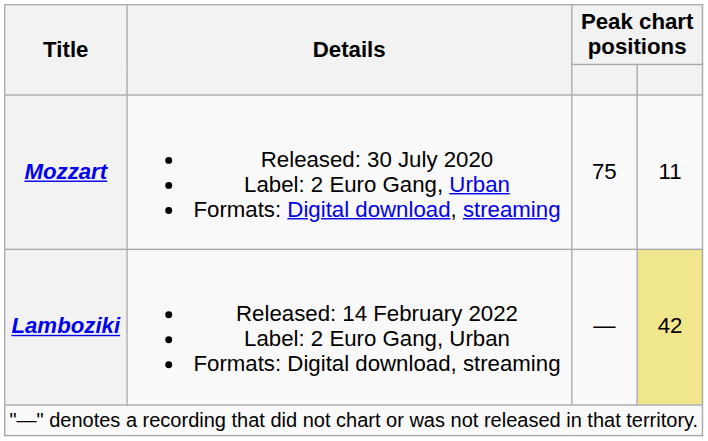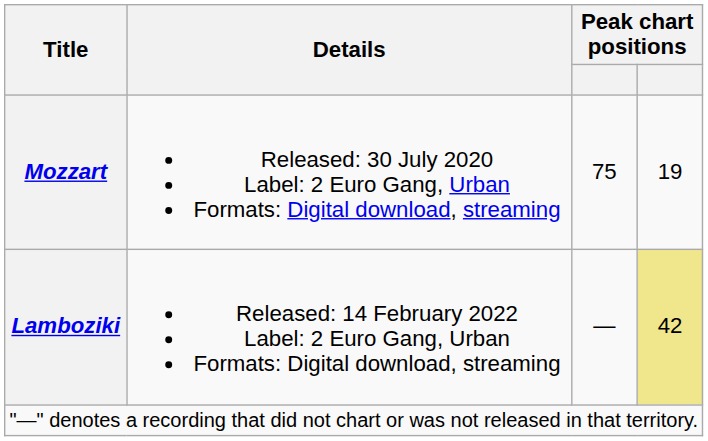(670, 171) 11 -> (670, 171) 19
